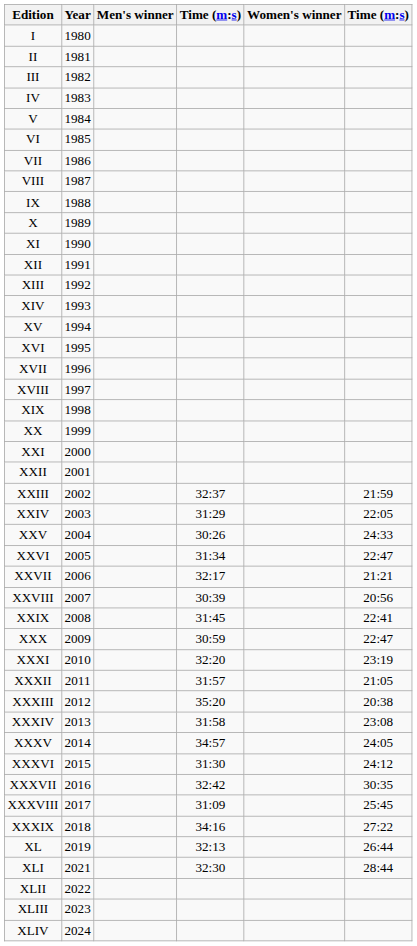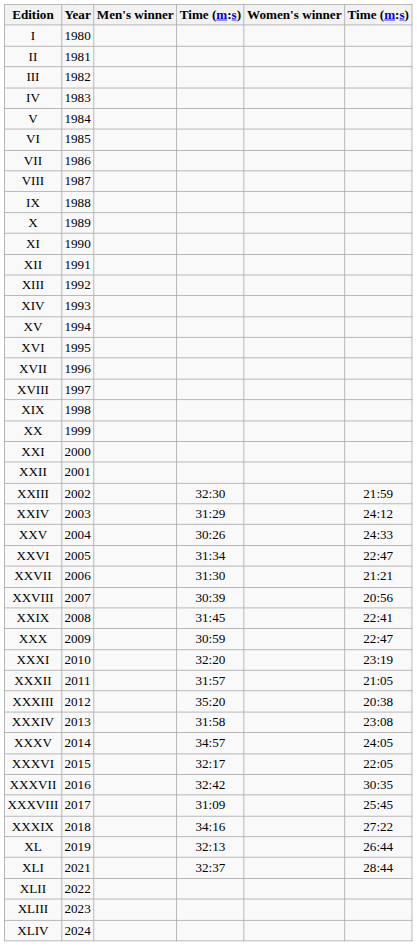(210, 493) 32:37 -> (210, 493) 32:30
(378, 514) 22:05 -> (378, 514) 24:12
(210, 576) 32:17 -> (210, 576) 31:30
(210, 763) 31:30 -> (210, 763) 32:17
(378, 763) 24:12 -> (378, 763) 22:05
(210, 868) 32:30 -> (210, 868) 32:37
